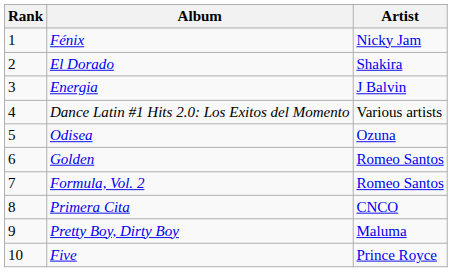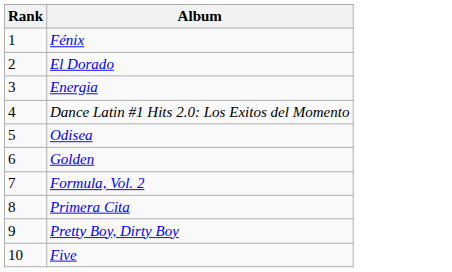- column: (400, 16)
